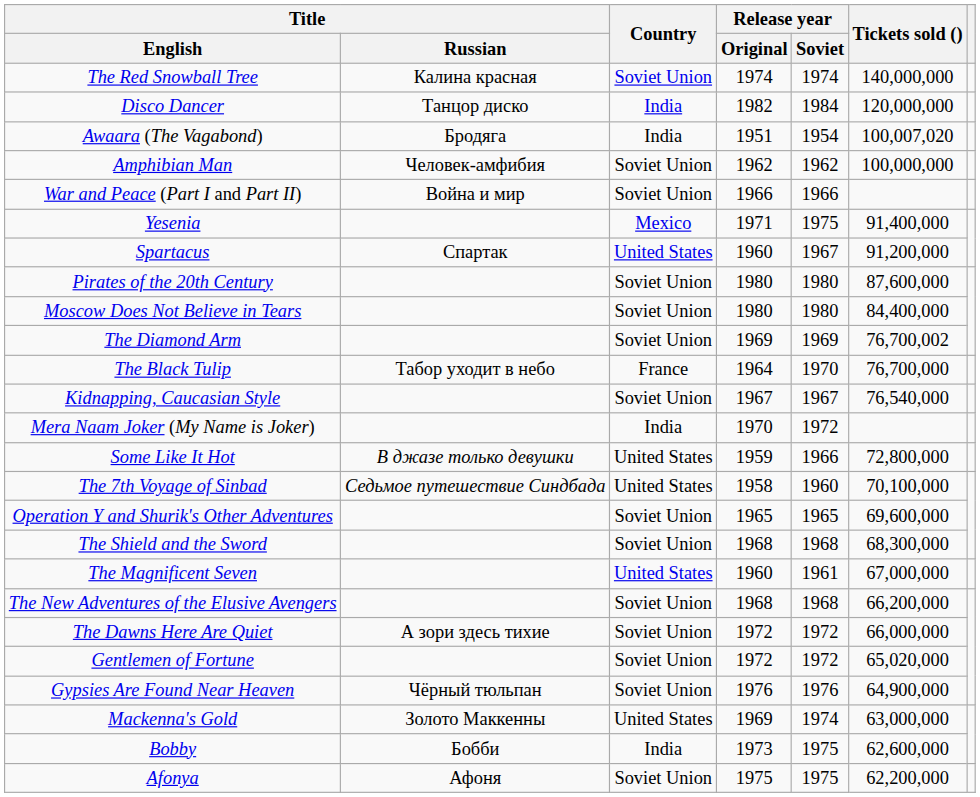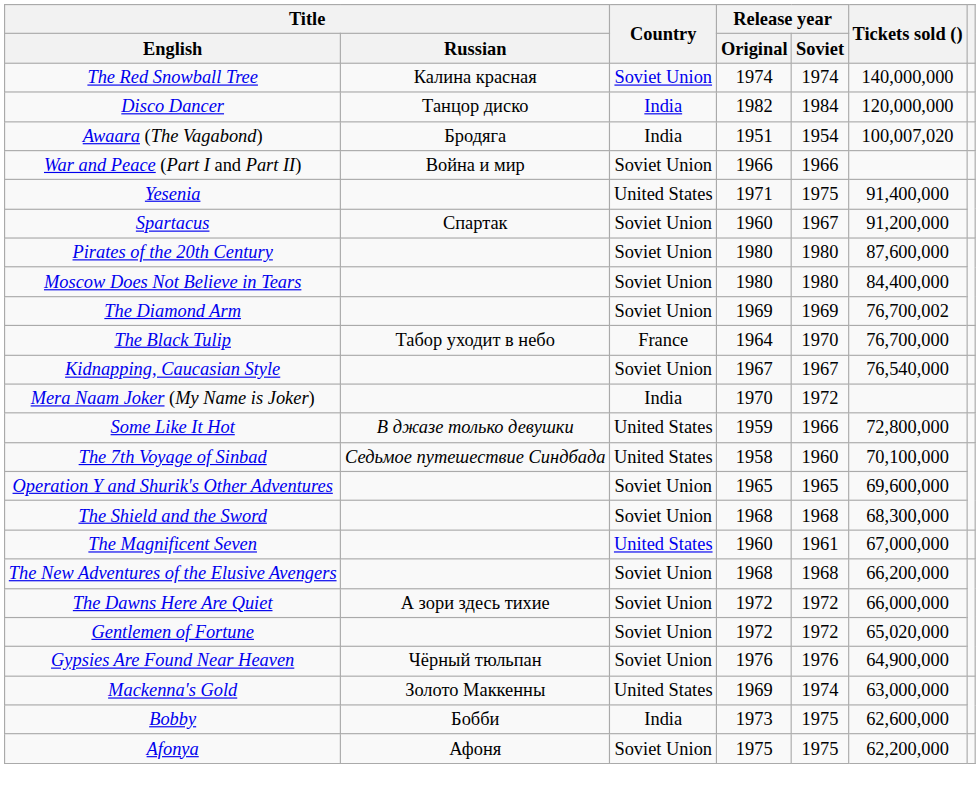- row: (173, 164)
(663, 223) Mexico -> (663, 194) United States
(663, 252) United States -> (663, 223) Soviet Union
